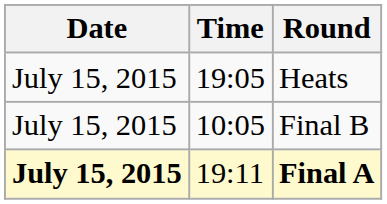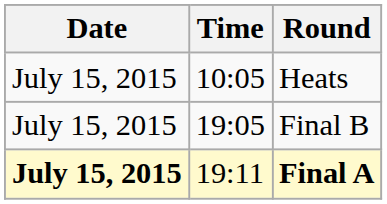(230, 76) 19:05 -> (230, 76) 10:05
(230, 125) 10:05 -> (230, 125) 19:05
